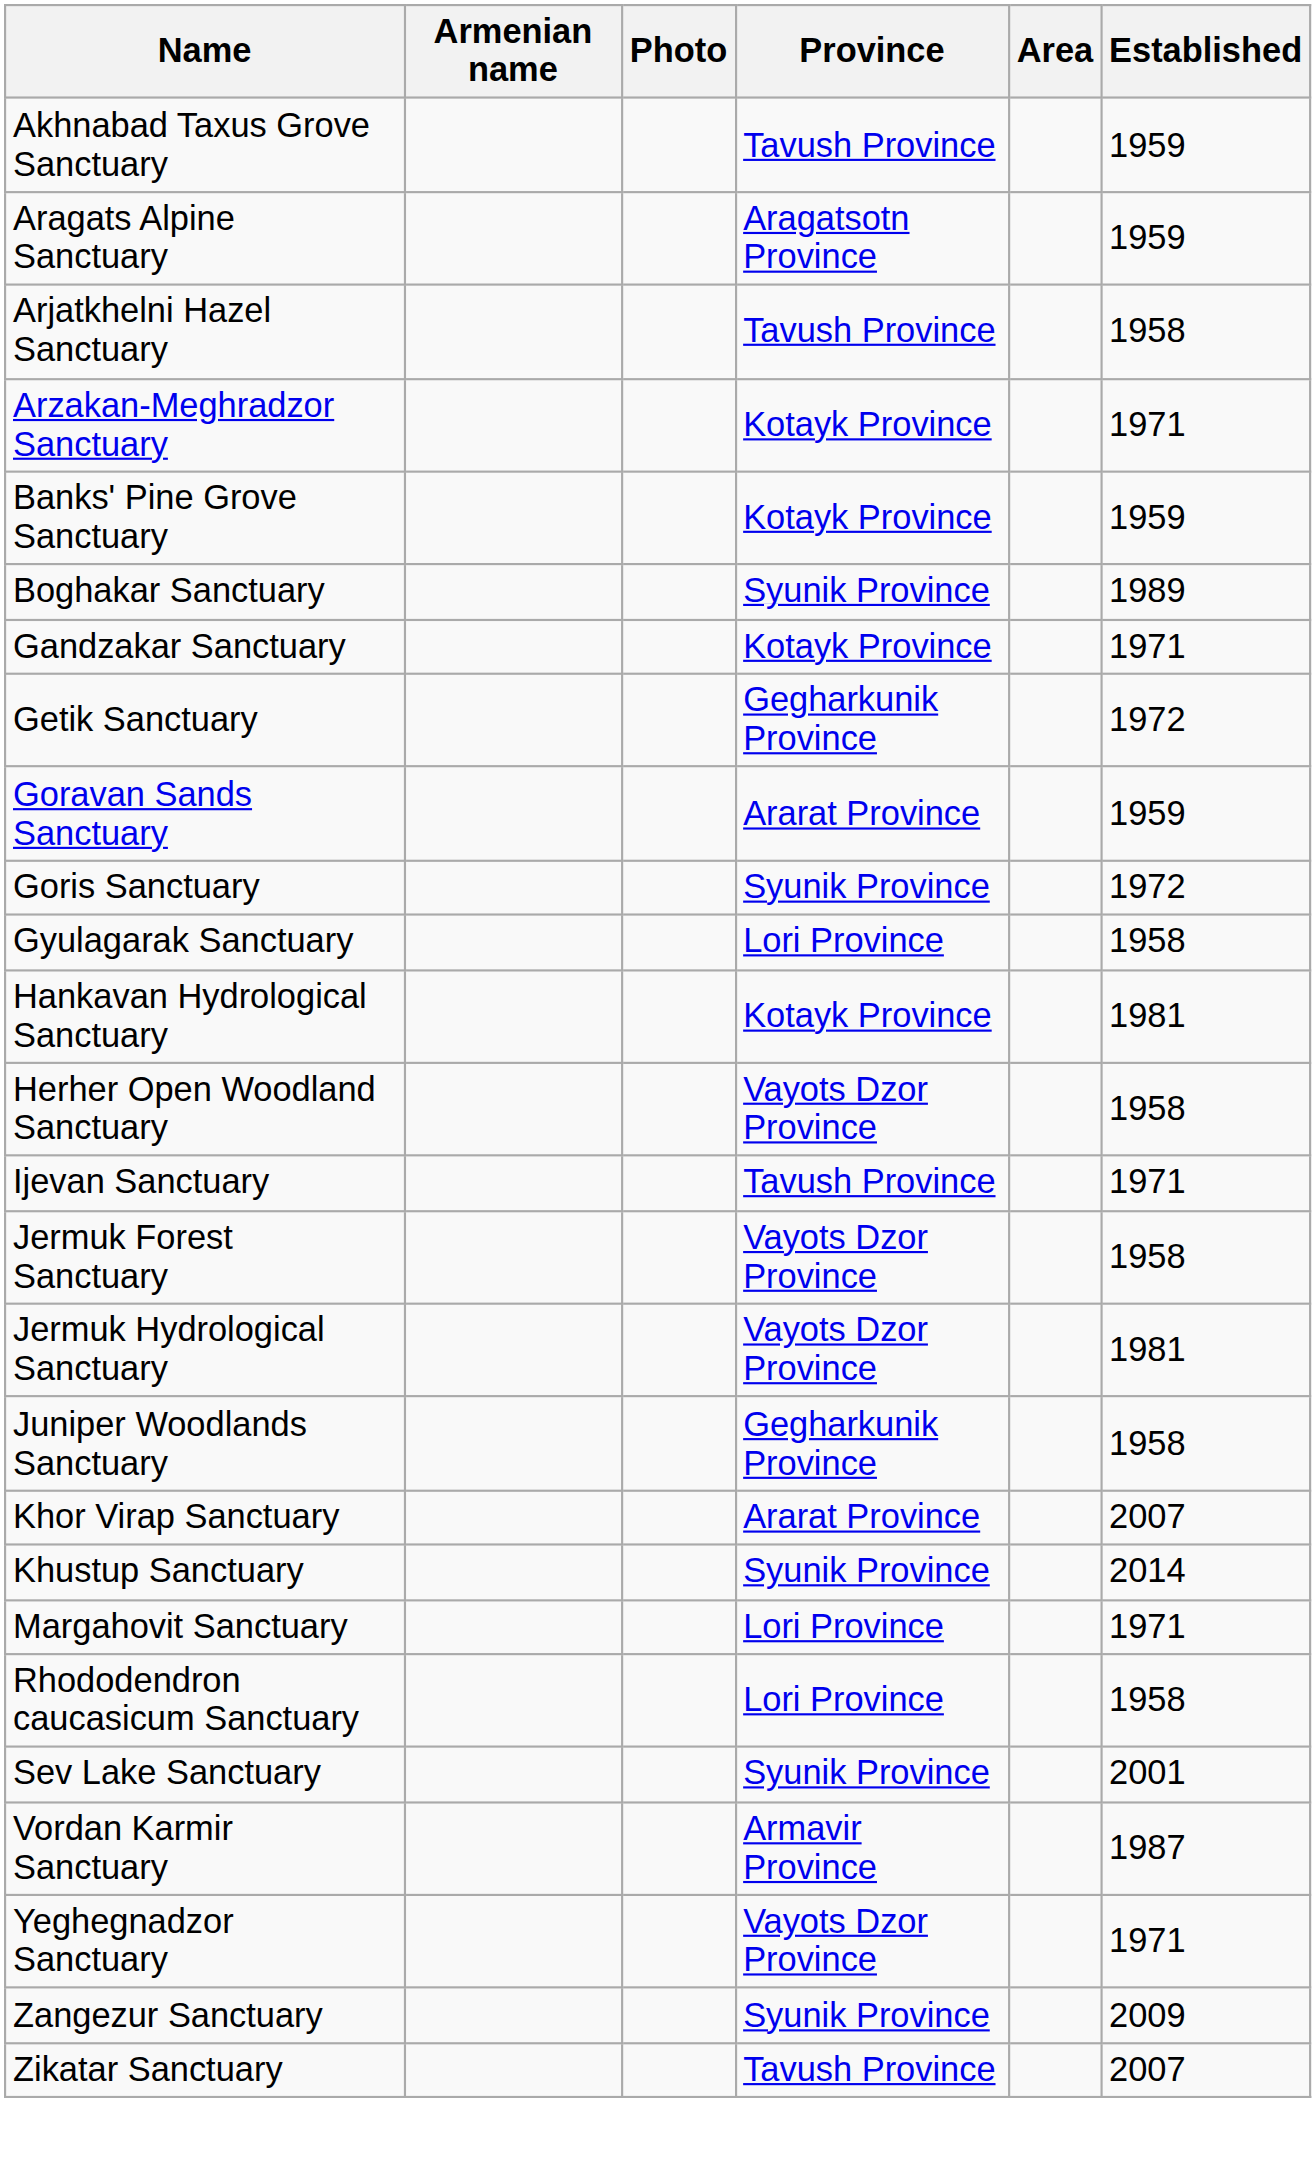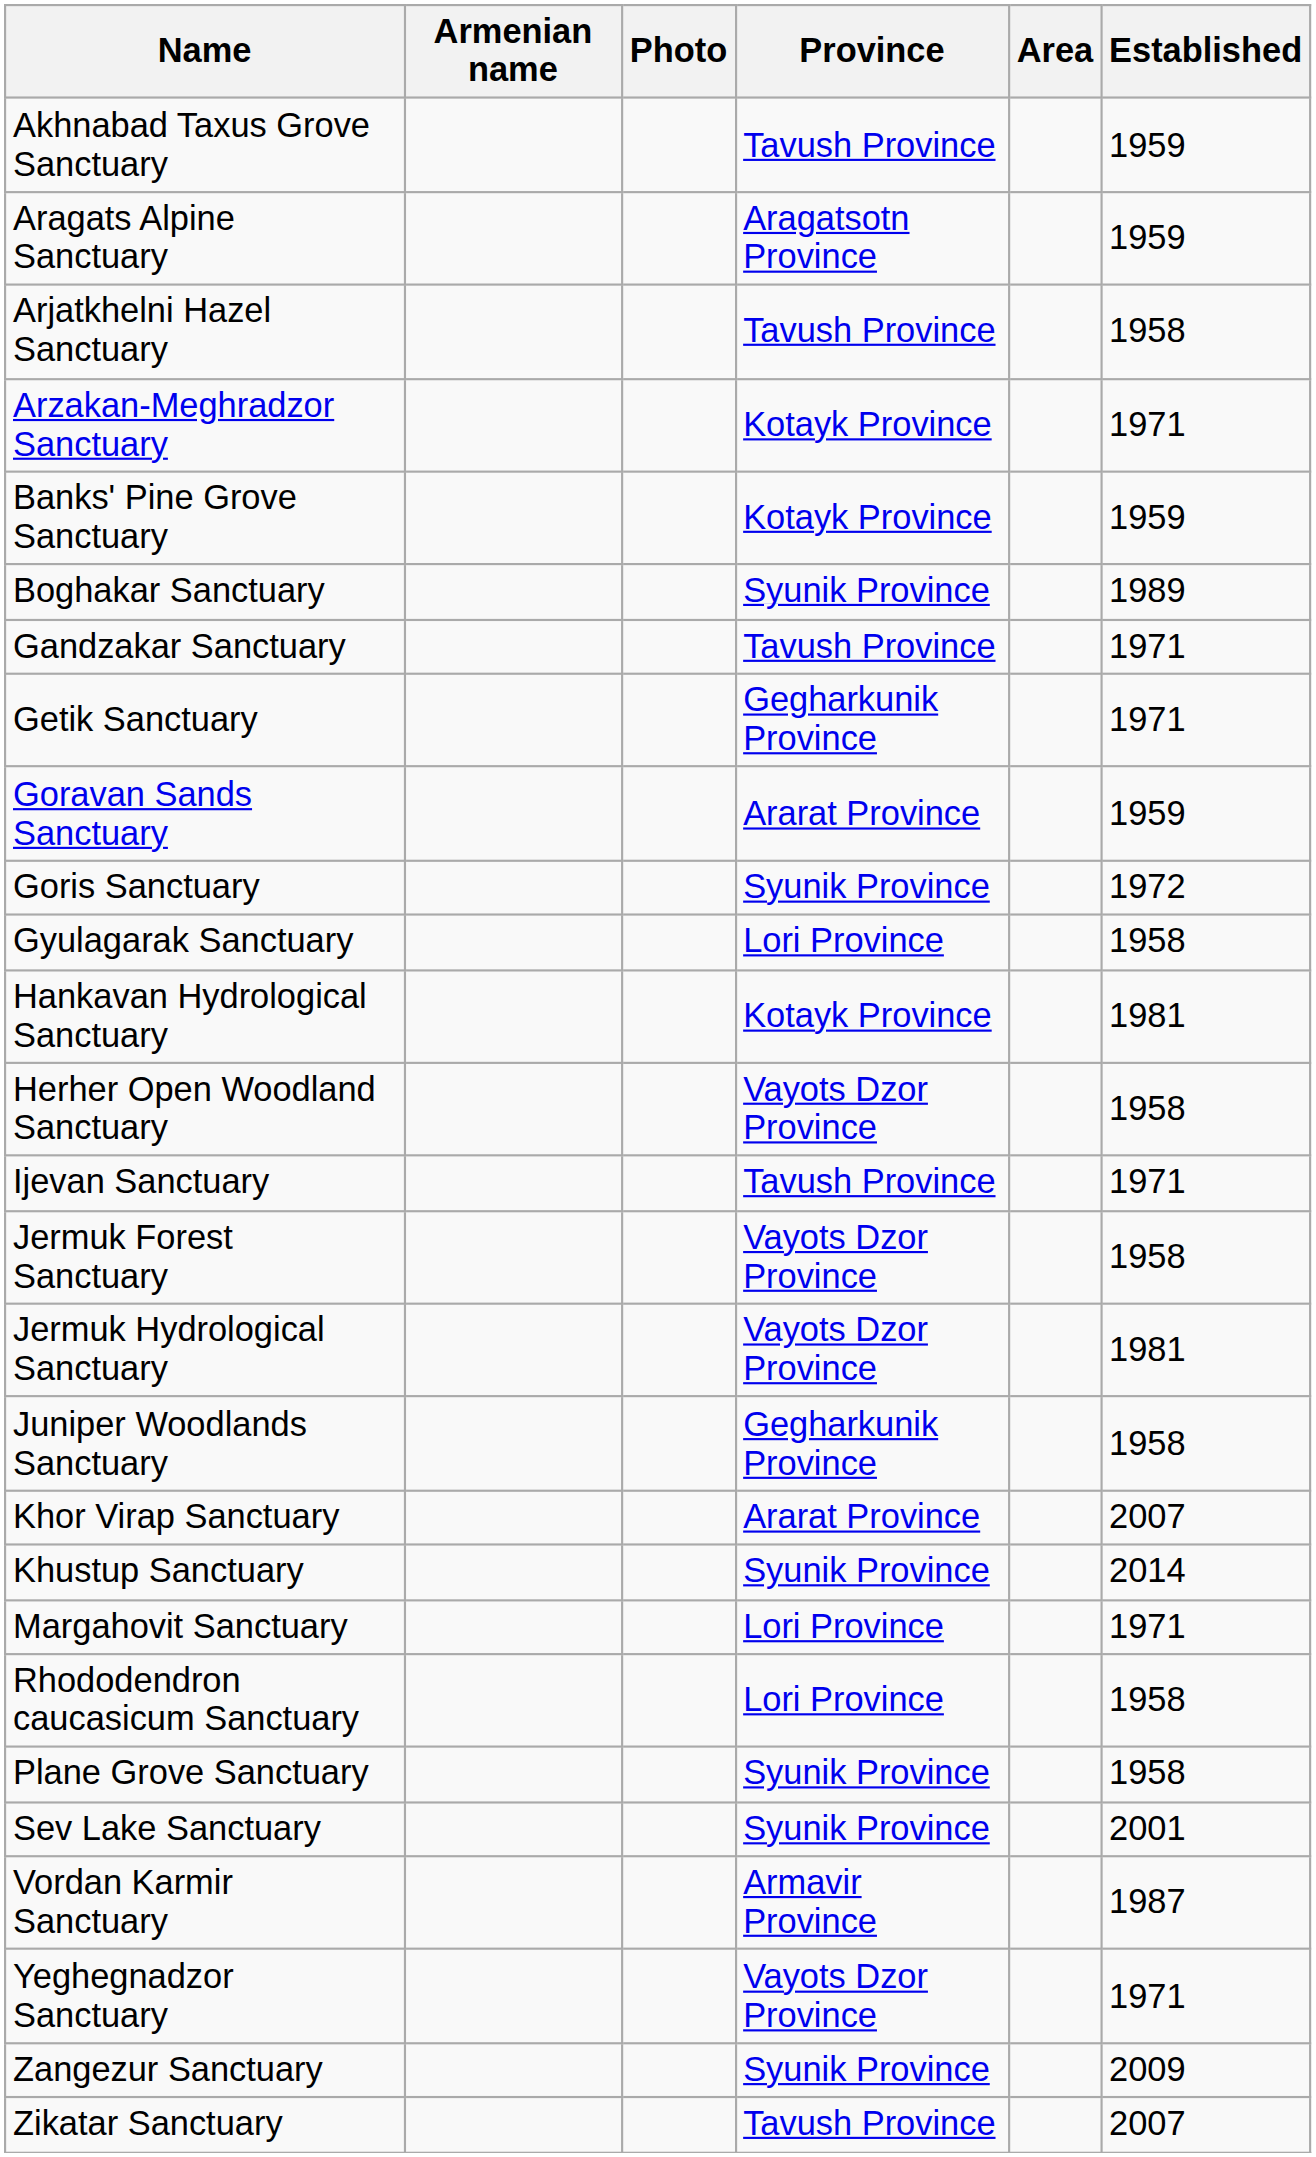(867, 645) Kotayk Province -> (869, 645) Tavush Province
(1147, 719) 1972 -> (1147, 719) 1971
+ row: (191, 1773)
